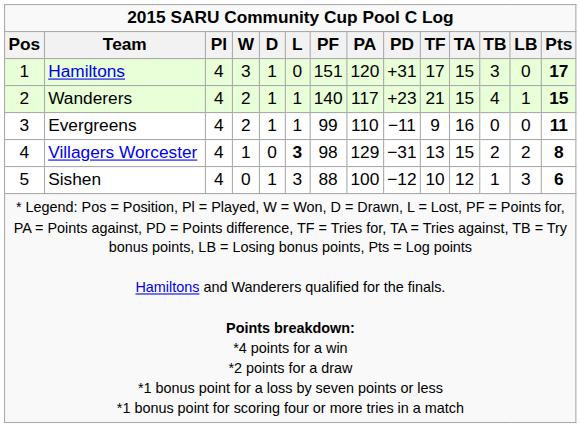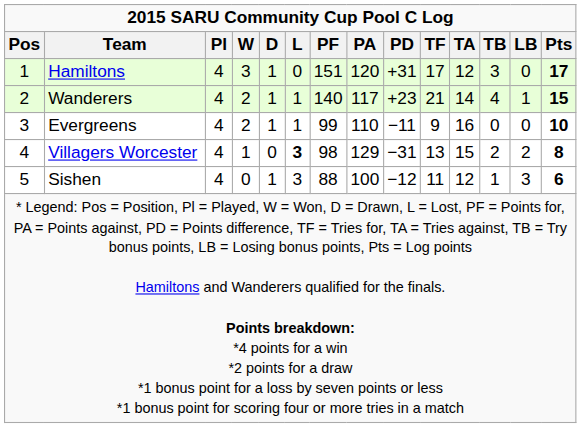(465, 72) 15 -> (465, 72) 12
(465, 99) 15 -> (465, 99) 14
(559, 126) 11 -> (559, 126) 10
(435, 180) 10 -> (435, 180) 11
